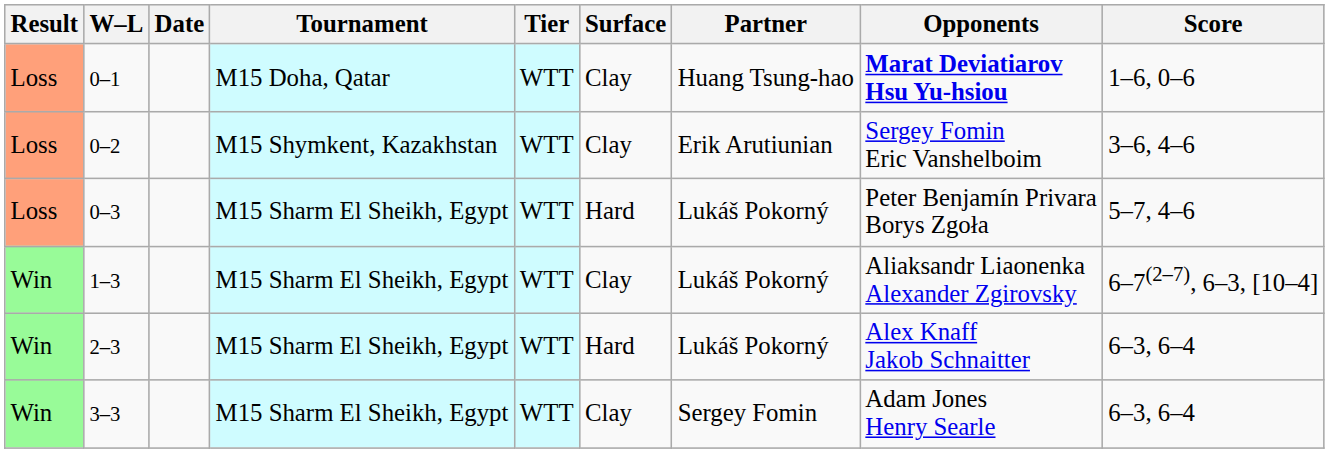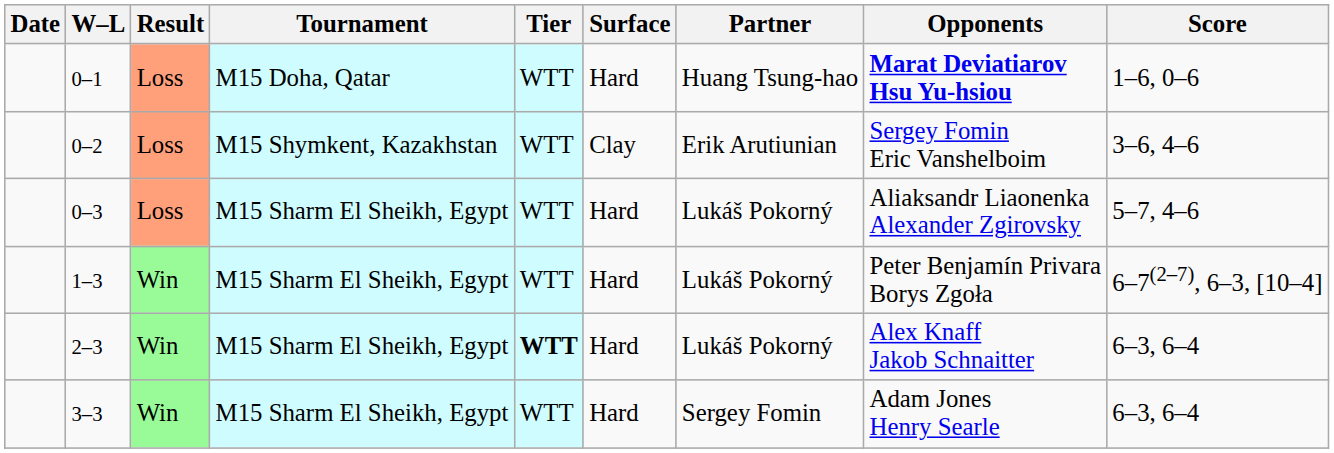columns swapped: (44, 24) <-> (179, 24)
(608, 77) Clay -> (614, 77) Hard
(981, 211) Peter Benjamín Privara Borys Zgoła -> (979, 211) Aliaksandr Liaonenka Alexander Zgirovsky
(608, 279) Clay -> (614, 279) Hard
(975, 279) Aliaksandr Liaonenka Alexander Zgirovsky -> (985, 279) Peter Benjamín Privara Borys Zgoła
(547, 346) normal -> (549, 346) bold
(608, 413) Clay -> (614, 413) Hard
